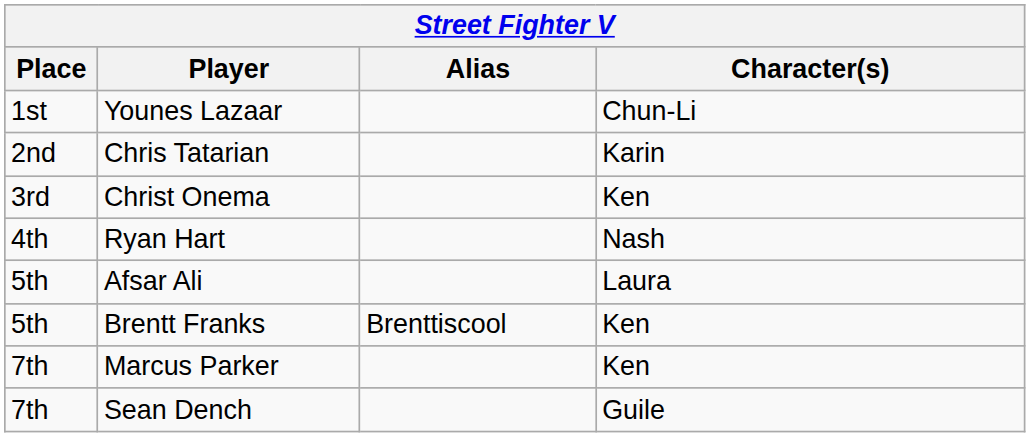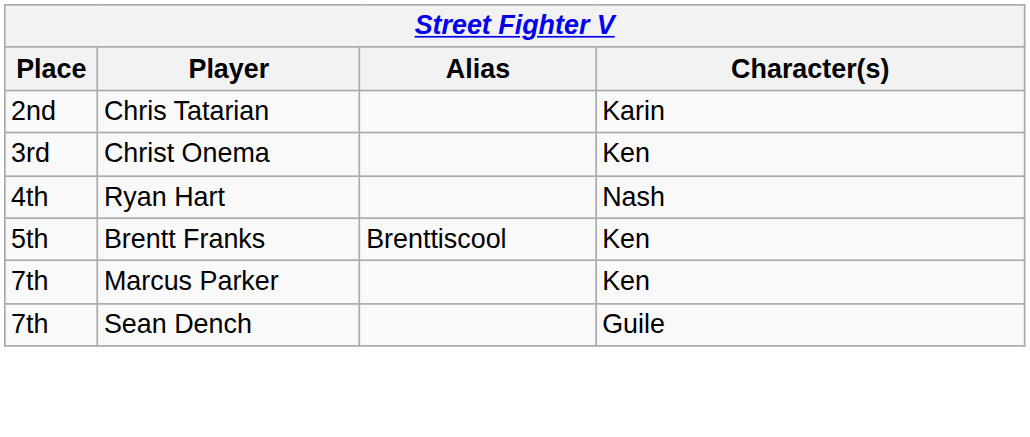- row: (193, 111)
- row: (153, 281)
